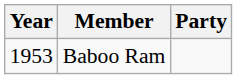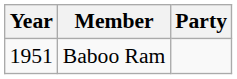(31, 55) 1953 -> (31, 55) 1951
